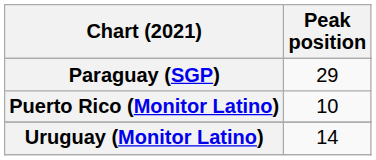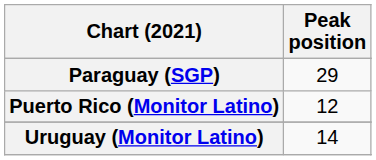(327, 106) 10 -> (327, 106) 12
